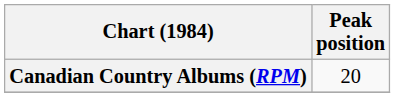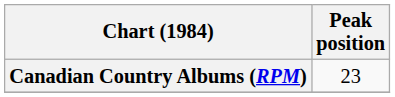(351, 75) 20 -> (351, 75) 23
